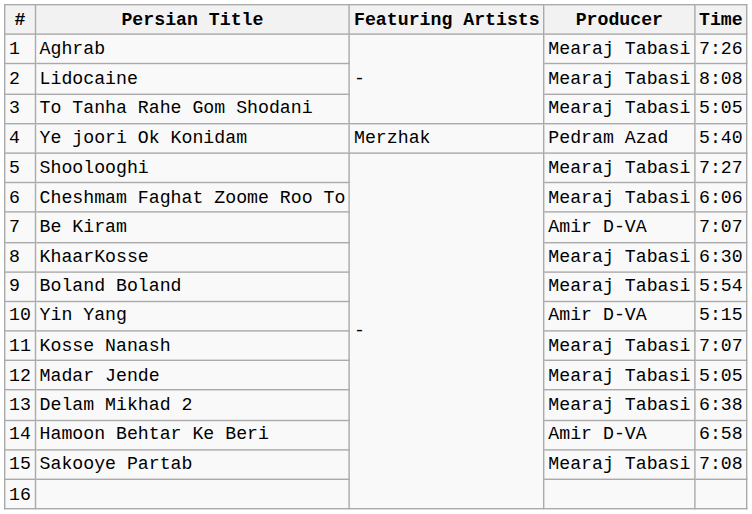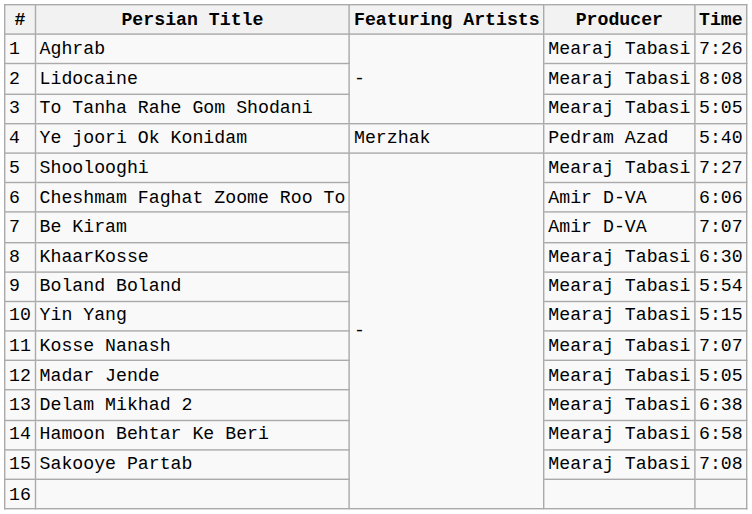(619, 198) Mearaj Tabasi -> (598, 198) Amir D-VA
(598, 316) Amir D-VA -> (619, 316) Mearaj Tabasi
(598, 435) Amir D-VA -> (619, 435) Mearaj Tabasi
